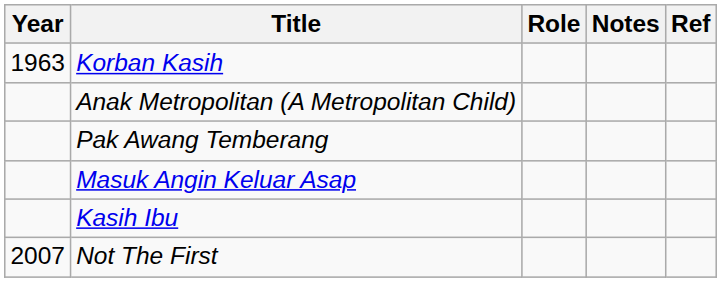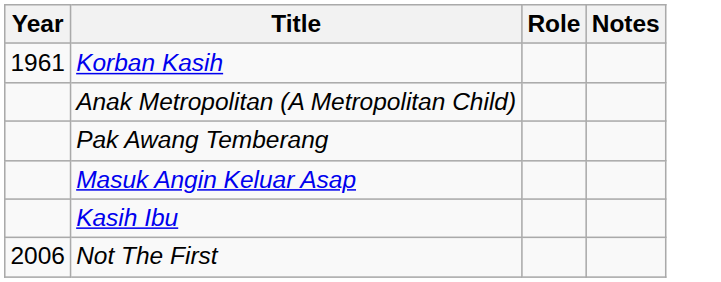- column: (691, 23)
(38, 62) 1963 -> (38, 62) 1961
(38, 256) 2007 -> (38, 256) 2006
